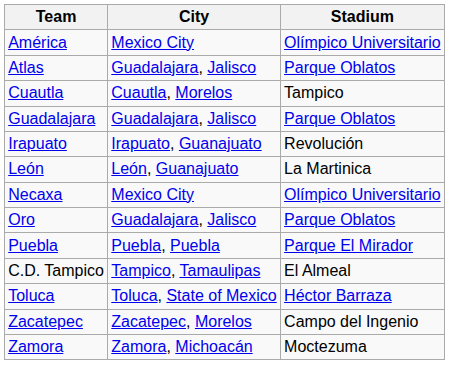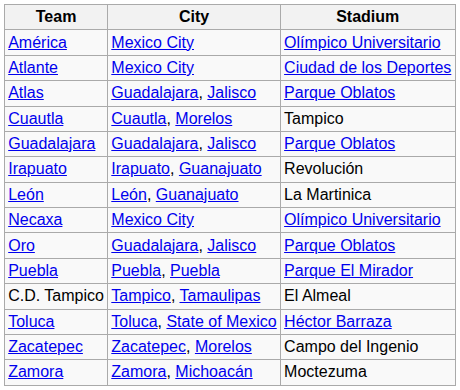+ row: (33, 67)
